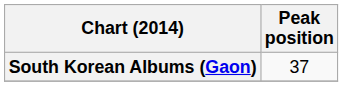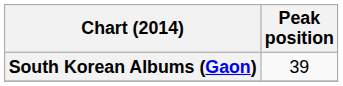(299, 66) 37 -> (299, 66) 39
